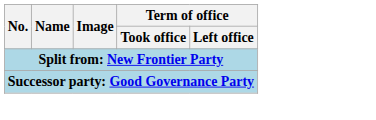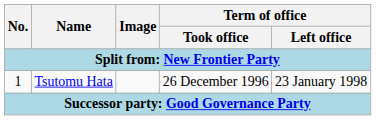+ row: (18, 81)
